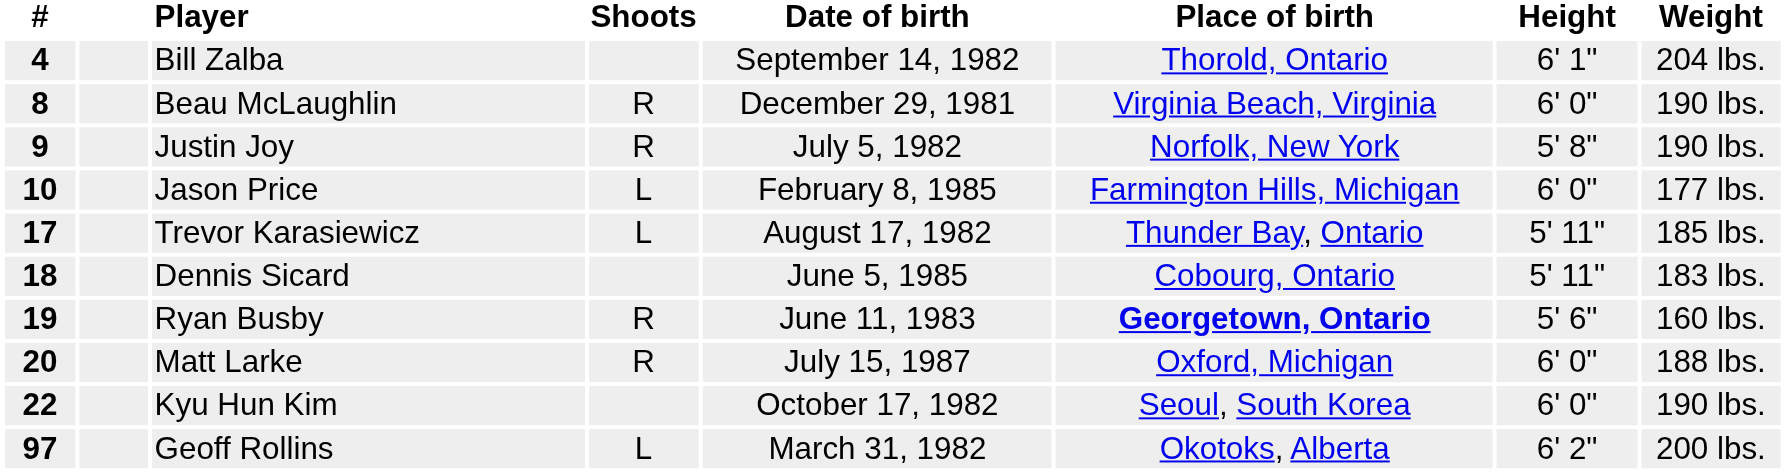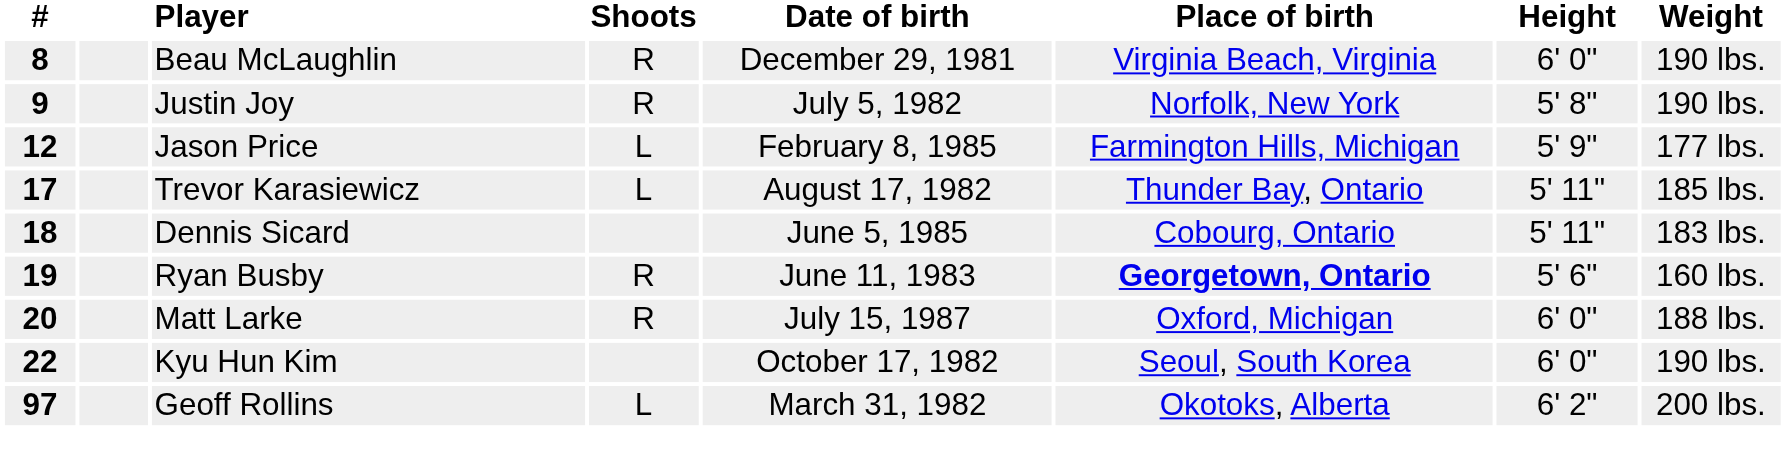- row: (219, 60)
(40, 189) 10 -> (40, 146) 12
(1567, 189) 6' 0" -> (1567, 146) 5' 9"
